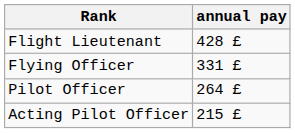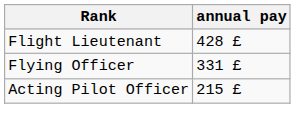- row: (67, 91)
